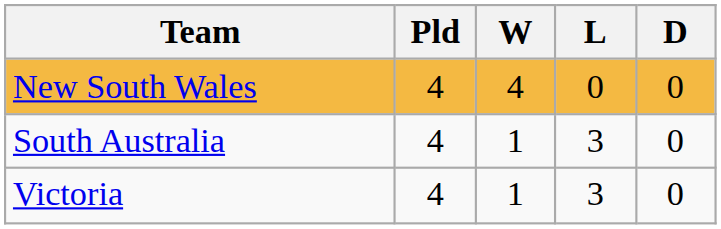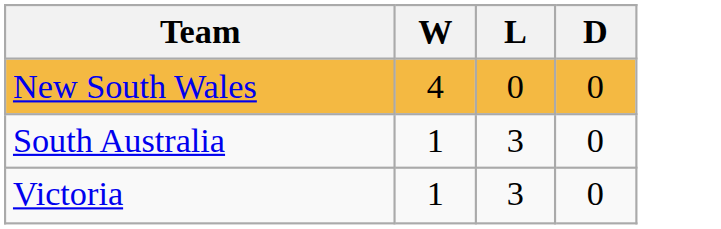- column: (435, 31)
